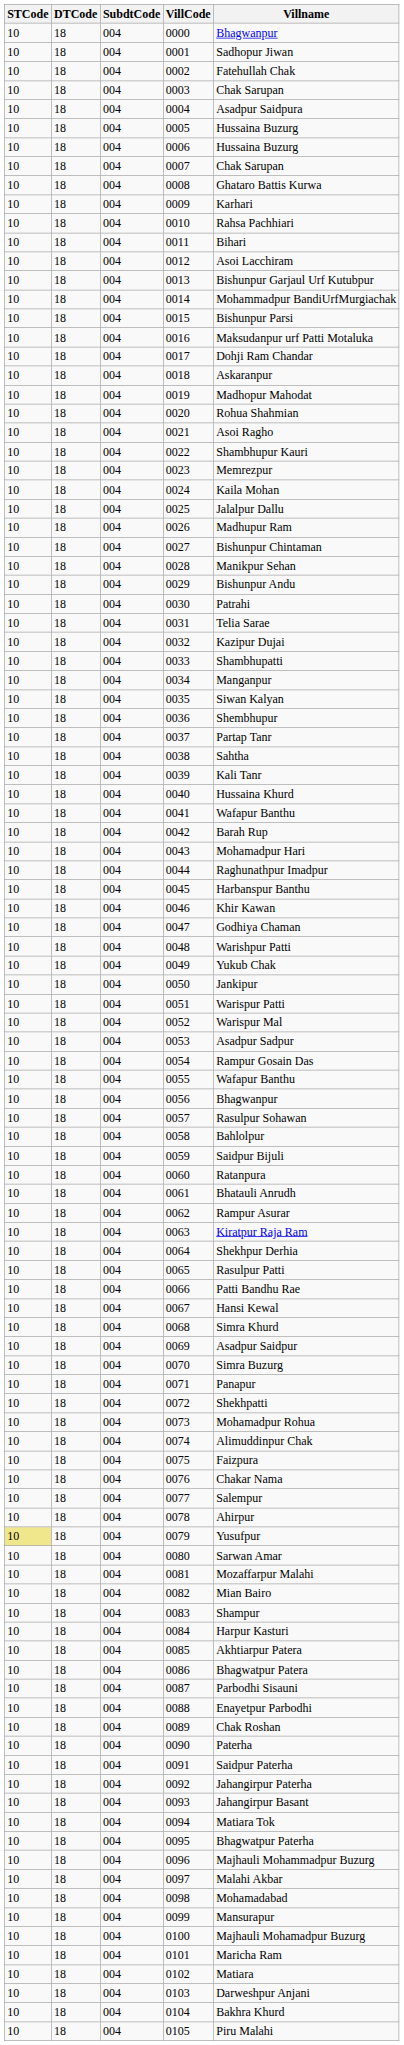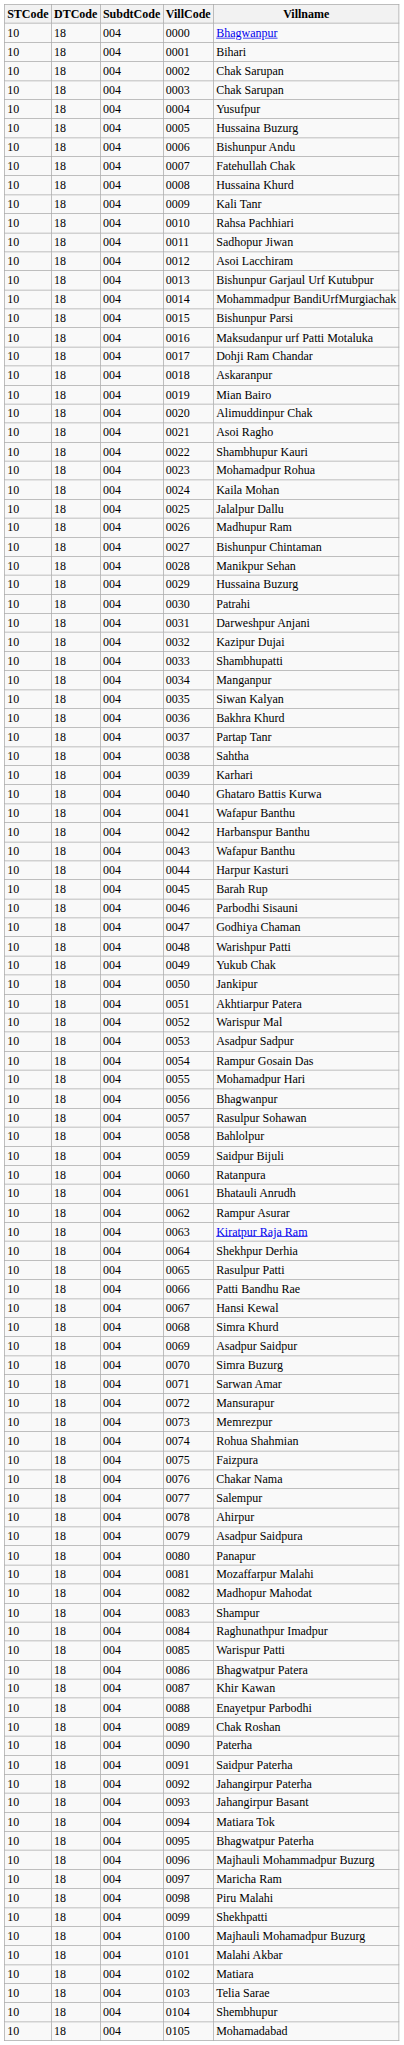(255, 52) Sadhopur Jiwan -> (231, 52) Bihari
(256, 71) Fatehullah Chak -> (250, 71) Chak Sarupan
(259, 109) Asadpur Saidpura -> (238, 109) Yusufpur
(257, 147) Hussaina Buzurg -> (256, 147) Bishunpur Andu
(250, 166) Chak Sarupan -> (256, 166) Fatehullah Chak
(269, 185) Ghataro Battis Kurwa -> (255, 185) Hussaina Khurd
(235, 204) Karhari -> (239, 204) Kali Tanr
(231, 242) Bihari -> (255, 242) Sadhopur Jiwan
(264, 394) Madhopur Mahodat -> (244, 394) Mian Bairo
(257, 413) Rohua Shahmian -> (264, 413) Alimuddinpur Chak
(244, 470) Memrezpur -> (266, 470) Mohamadpur Rohua
(256, 584) Bishunpur Andu -> (257, 584) Hussaina Buzurg
(243, 623) Telia Sarae -> (263, 623) Darweshpur Anjani
(247, 718) Shembhupur -> (250, 718) Bakhra Khurd
(239, 775) Kali Tanr -> (235, 775) Karhari
(255, 794) Hussaina Khurd -> (269, 794) Ghataro Battis Kurwa
(242, 832) Barah Rup -> (263, 832) Harbanspur Banthu
(261, 851) Mohamadpur Hari -> (256, 851) Wafapur Banthu
(272, 870) Raghunathpur Imadpur -> (252, 870) Harpur Kasturi
(263, 889) Harbanspur Banthu -> (242, 889) Barah Rup
(246, 908) Khir Kawan -> (257, 908) Parbodhi Sisauni
(251, 1003) Warispur Patti -> (259, 1003) Akhtiarpur Patera
(256, 1079) Wafapur Banthu -> (261, 1079) Mohamadpur Hari
(236, 1384) Panapur -> (249, 1384) Sarwan Amar
(242, 1403) Shekhpatti -> (245, 1403) Mansurapur
(266, 1422) Mohamadpur Rohua -> (244, 1422) Memrezpur
(264, 1441) Alimuddinpur Chak -> (257, 1441) Rohua Shahmian
(13, 1536) khaki background -> (13, 1536) no background
(238, 1536) Yusufpur -> (259, 1536) Asadpur Saidpura
(249, 1555) Sarwan Amar -> (236, 1555) Panapur
(244, 1593) Mian Bairo -> (264, 1593) Madhopur Mahodat
(252, 1631) Harpur Kasturi -> (272, 1631) Raghunathpur Imadpur
(259, 1650) Akhtiarpur Patera -> (251, 1650) Warispur Patti
(257, 1688) Parbodhi Sisauni -> (246, 1688) Khir Kawan
(249, 1879) Malahi Akbar -> (249, 1879) Maricha Ram
(252, 1898) Mohamadabad -> (245, 1898) Piru Malahi
(245, 1917) Mansurapur -> (242, 1917) Shekhpatti
(249, 1955) Maricha Ram -> (249, 1955) Malahi Akbar
(263, 1993) Darweshpur Anjani -> (243, 1993) Telia Sarae
(250, 2012) Bakhra Khurd -> (247, 2012) Shembhupur
(245, 2031) Piru Malahi -> (252, 2031) Mohamadabad
